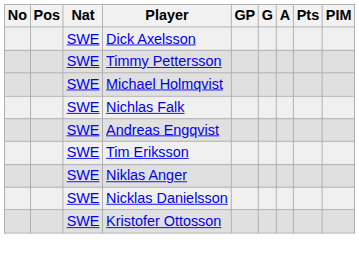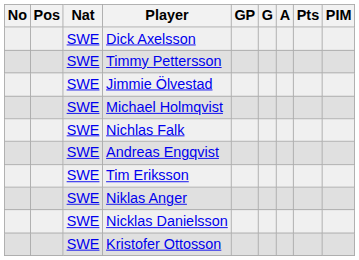+ row: (159, 84)
